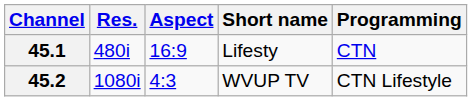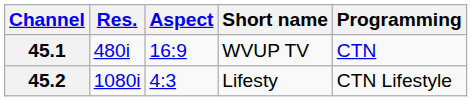(250, 50) Lifesty -> (266, 50) WVUP TV
(266, 80) WVUP TV -> (250, 80) Lifesty
